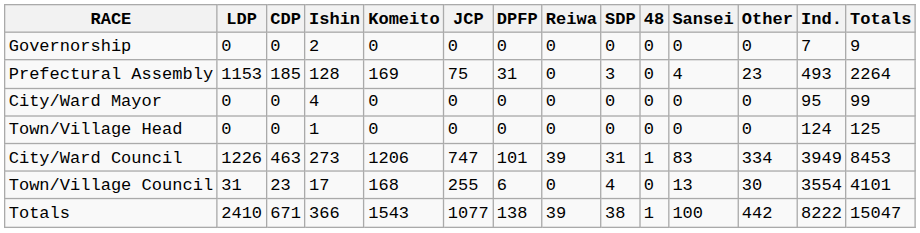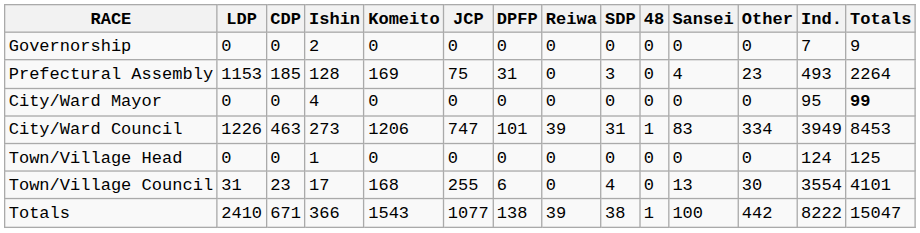(860, 102) normal -> (860, 102) bold
rows swapped: (96, 130) <-> (96, 157)
